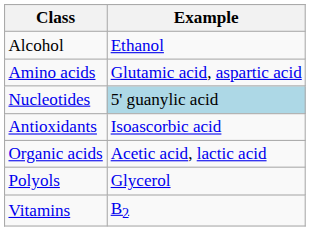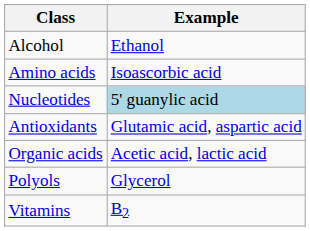(206, 72) Glutamic acid, aspartic acid -> (166, 72) Isoascorbic acid
(166, 126) Isoascorbic acid -> (206, 126) Glutamic acid, aspartic acid
